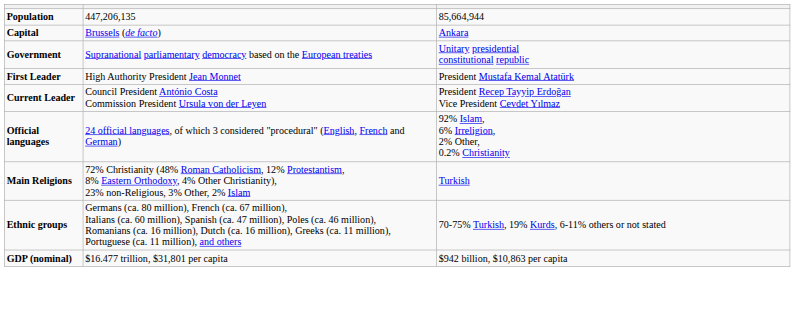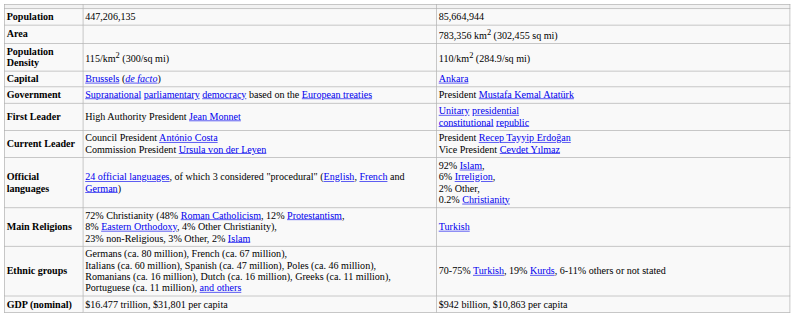+ row: (17, 34)
+ row: (30, 57)
(484, 54) Unitary presidential constitutional republic -> (506, 95) President Mustafa Kemal Atatürk
(506, 76) President Mustafa Kemal Atatürk -> (484, 116) Unitary presidential constitutional republic
